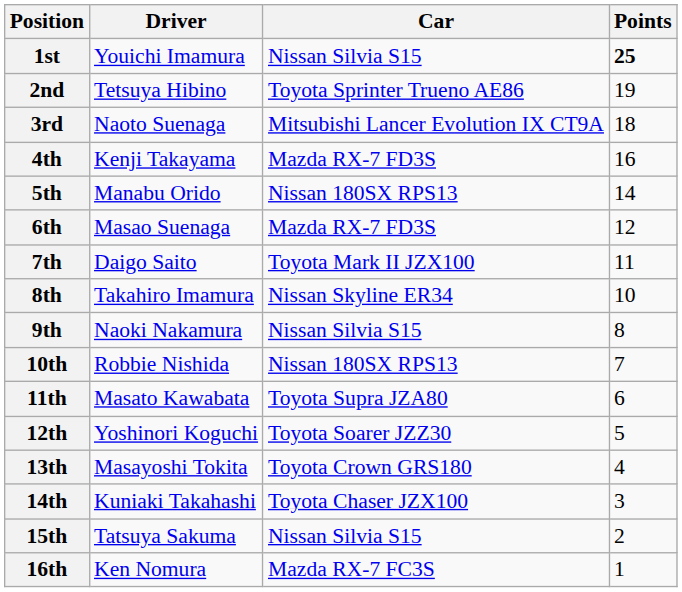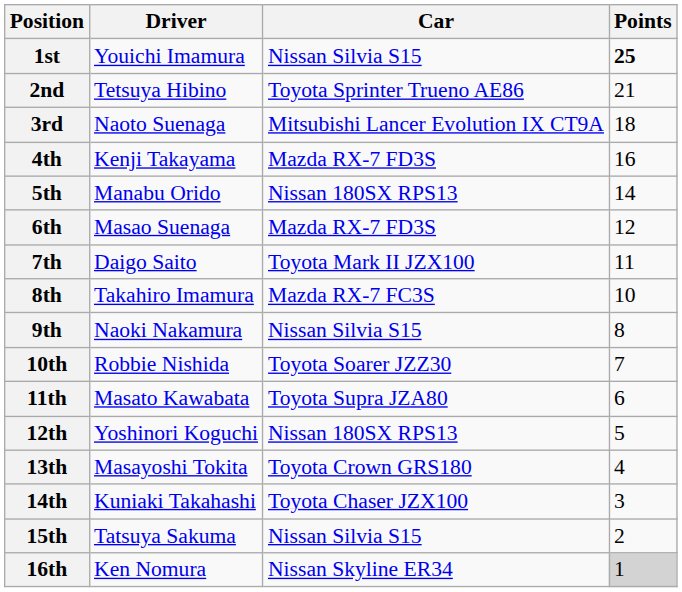(625, 90) 19 -> (625, 90) 21
(360, 295) Nissan Skyline ER34 -> (351, 295) Mazda RX-7 FC3S
(363, 364) Nissan 180SX RPS13 -> (360, 364) Toyota Soarer JZZ30
(360, 432) Toyota Soarer JZZ30 -> (363, 432) Nissan 180SX RPS13
(351, 569) Mazda RX-7 FC3S -> (360, 569) Nissan Skyline ER34
(619, 569) no background -> (619, 569) lightgrey background
